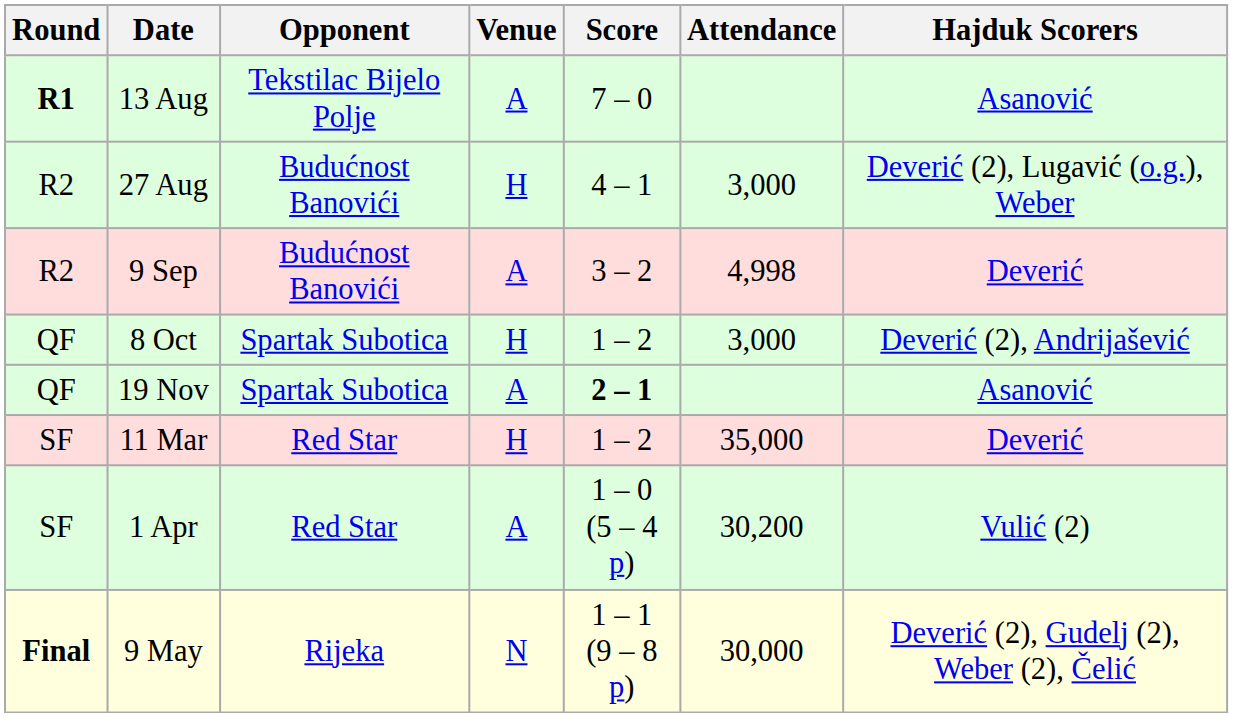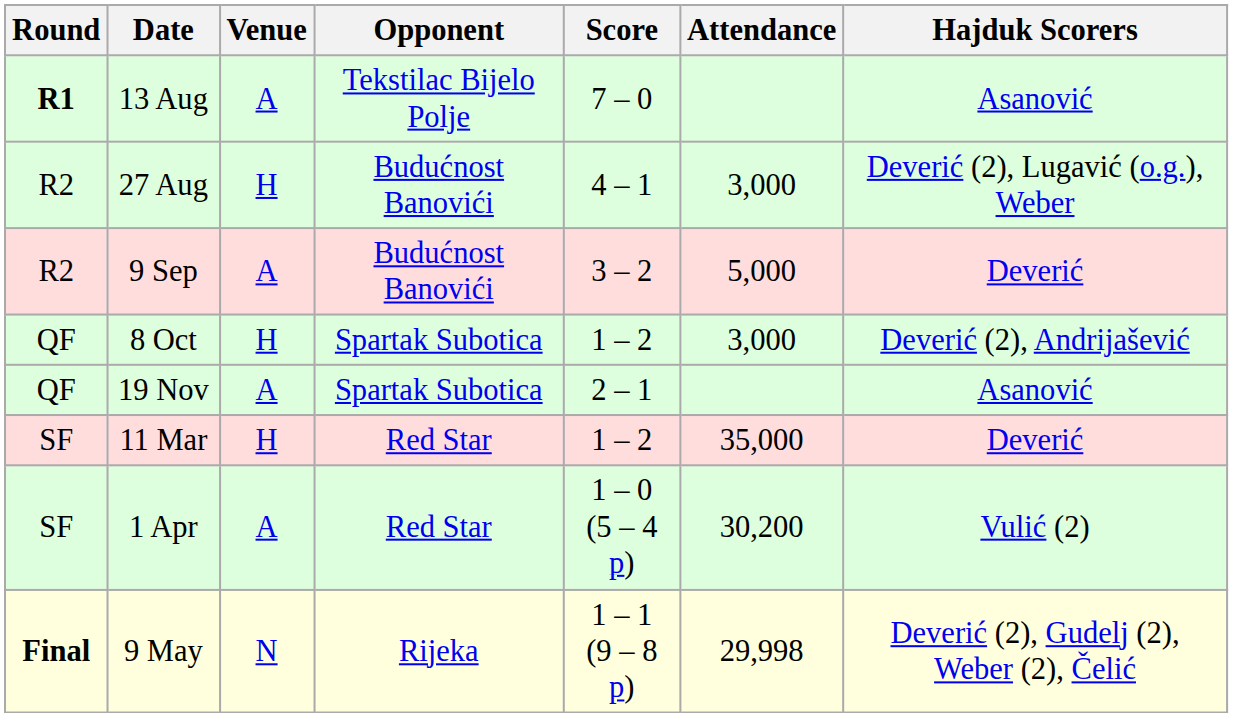columns swapped: (516, 29) <-> (344, 29)
(762, 271) 4,998 -> (762, 271) 5,000
(622, 390) bold -> (622, 390) normal
(762, 649) 30,000 -> (762, 649) 29,998
